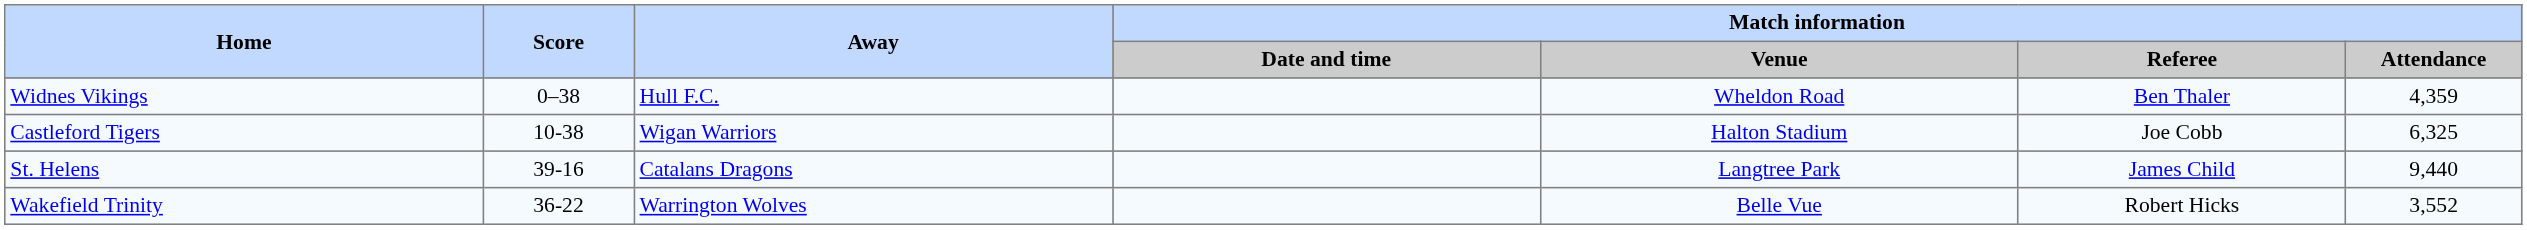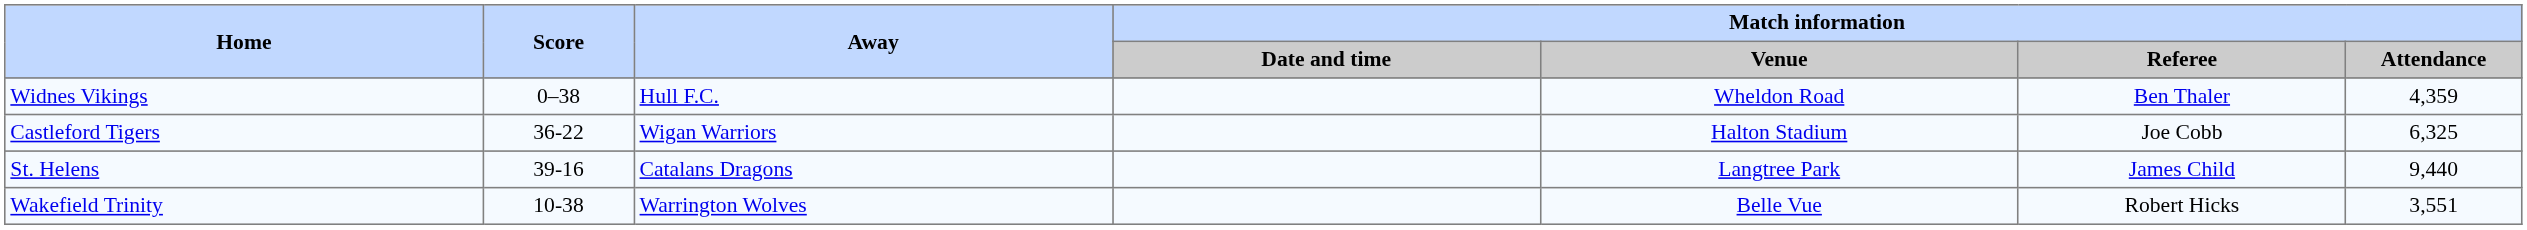(559, 132) 10-38 -> (559, 132) 36-22
(559, 205) 36-22 -> (559, 205) 10-38
(2434, 205) 3,552 -> (2434, 205) 3,551
